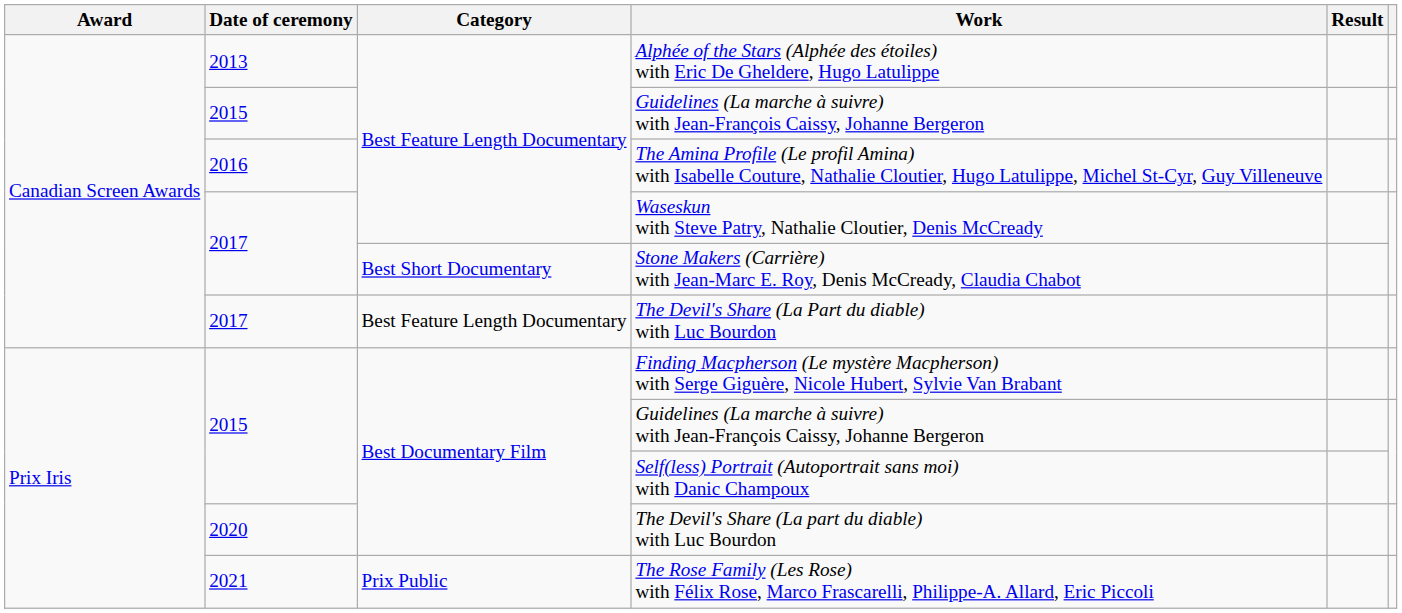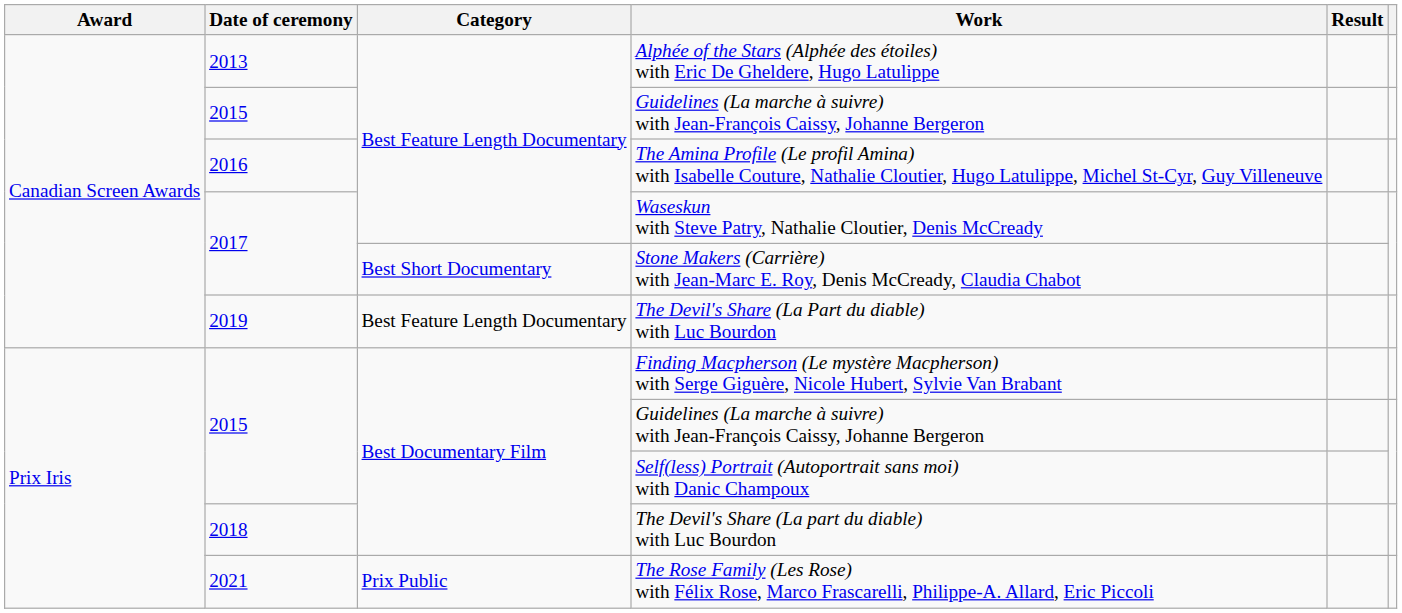(228, 321) 2017 -> (228, 321) 2019
(228, 529) 2020 -> (228, 529) 2018
